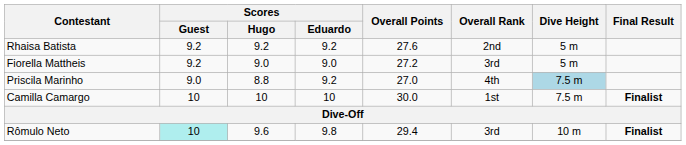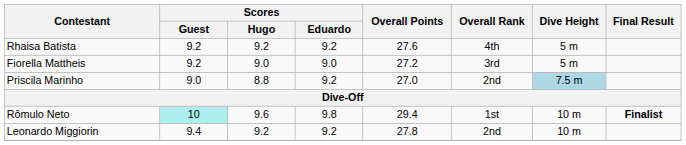(492, 47) 2nd -> (492, 47) 4th
(492, 81) 4th -> (492, 81) 2nd
- row: (48, 98)
(492, 132) 3rd -> (492, 115) 1st
+ row: (53, 132)
